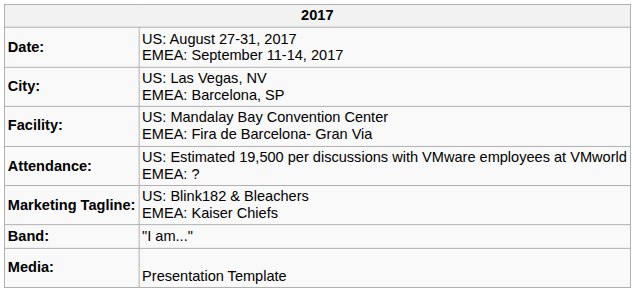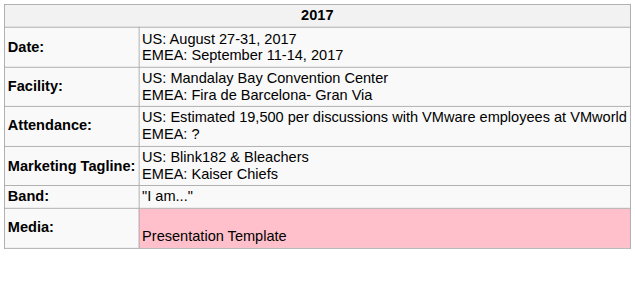- row: (24, 86)
(214, 275) no background -> (214, 236) pink background
